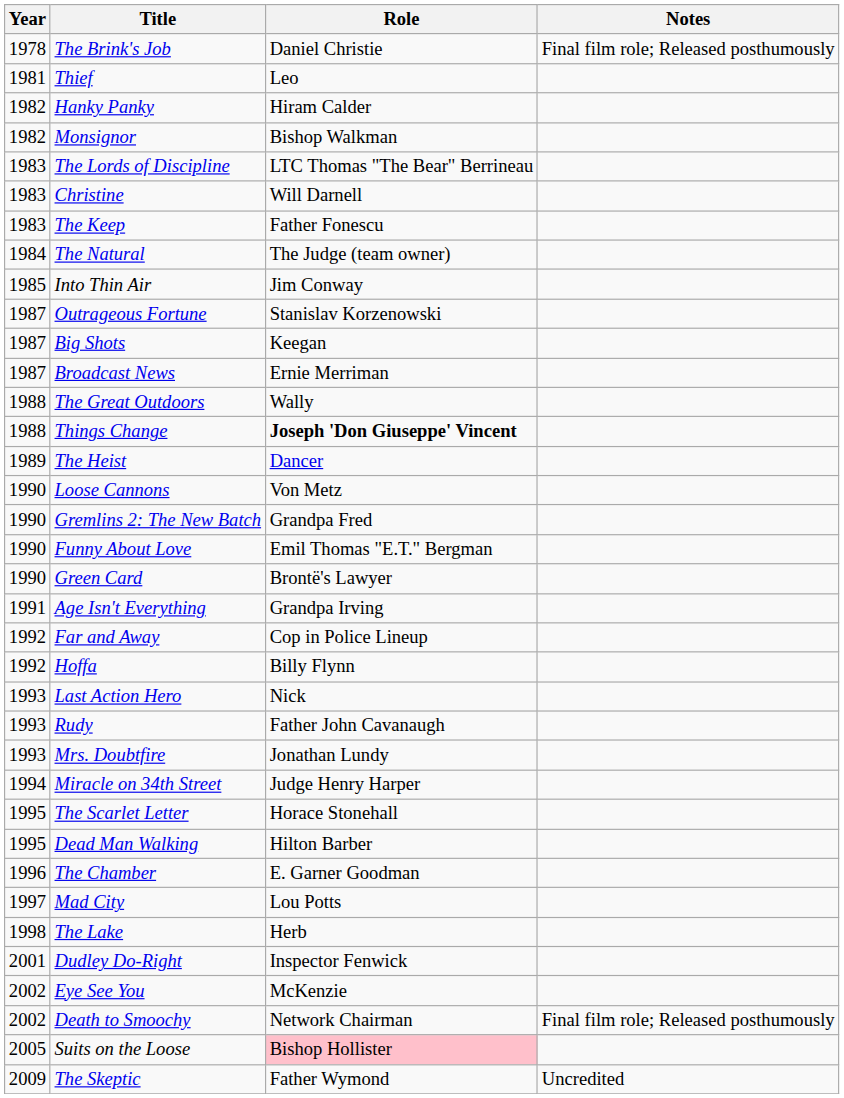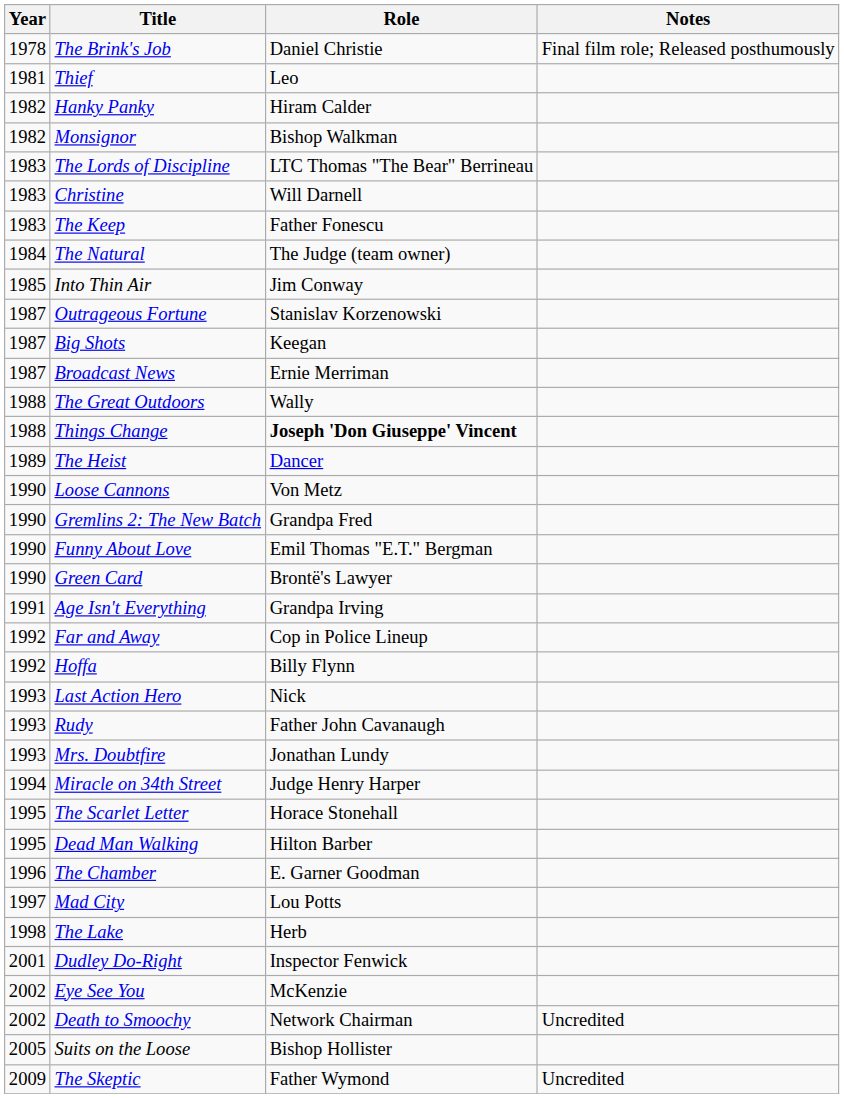(688, 1020) Final film role; Released posthumously -> (583, 1020) Uncredited
(331, 1049) pink background -> (331, 1049) no background
